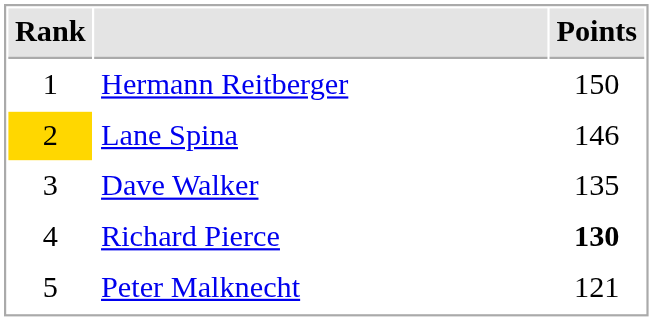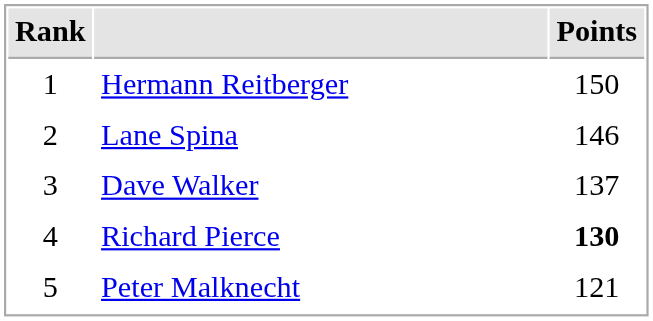(50, 135) gold background -> (50, 135) no background
(597, 186) 135 -> (597, 186) 137
